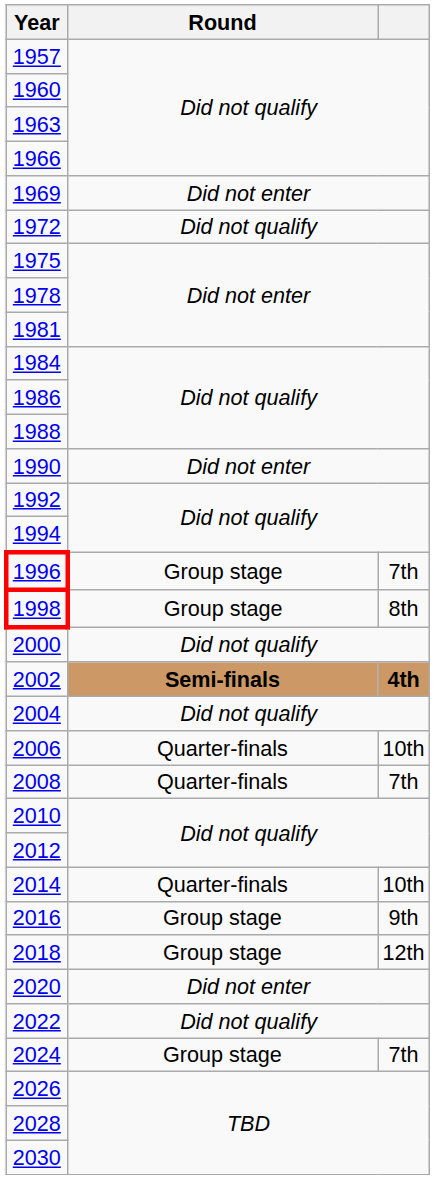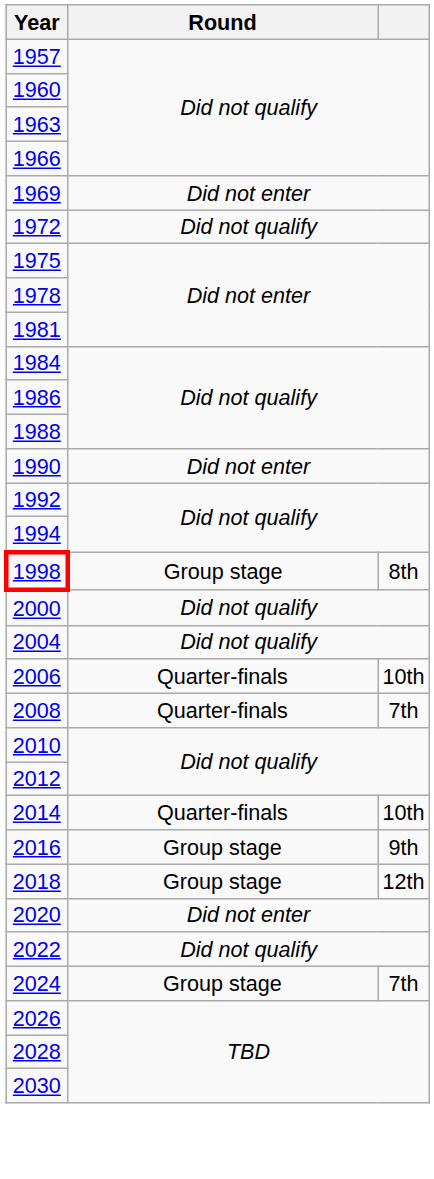- row: (37, 571)
- row: (37, 680)
